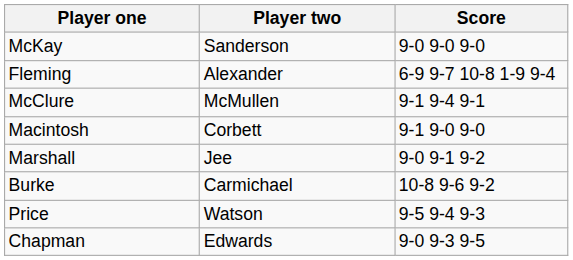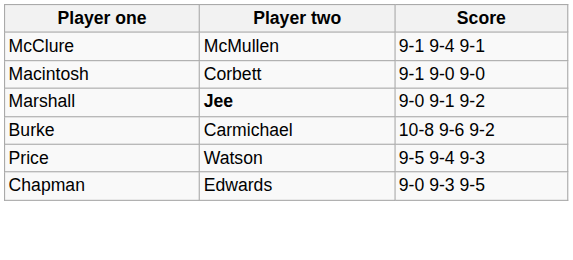- row: (36, 46)
- row: (40, 74)
(218, 158) normal -> (218, 102) bold
